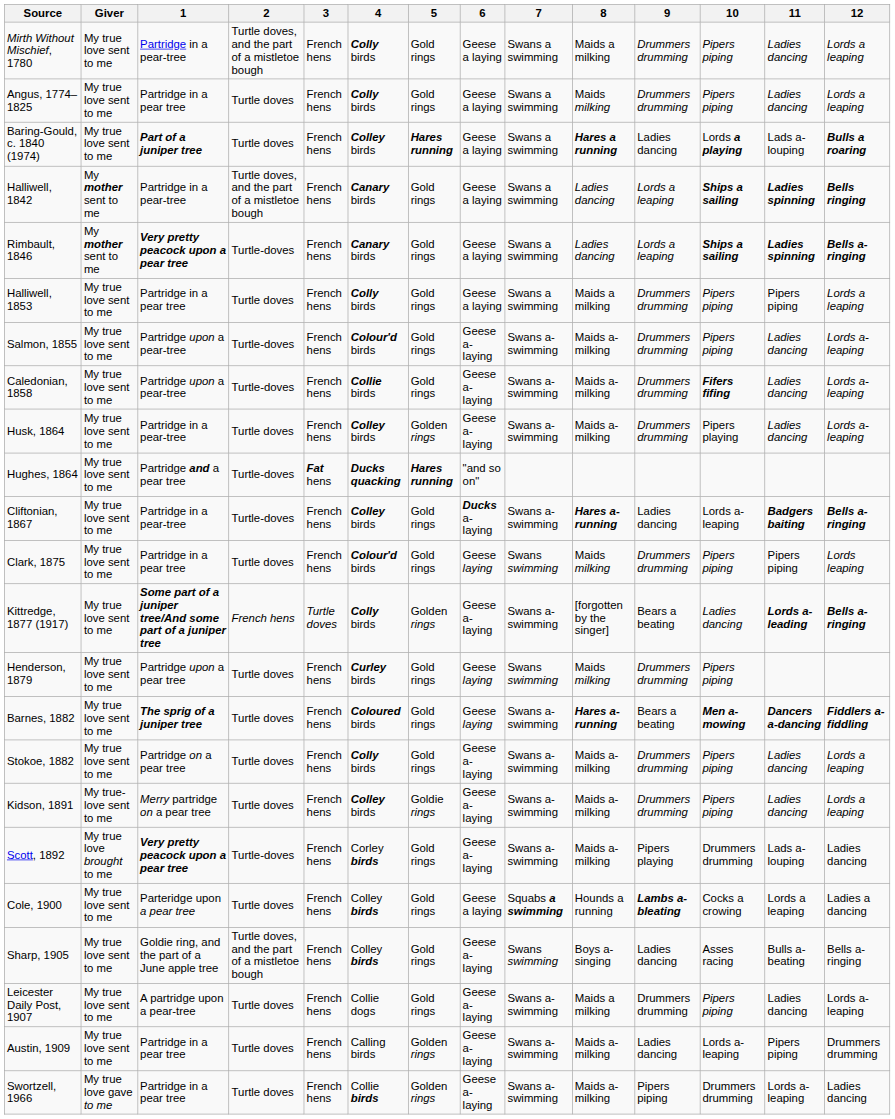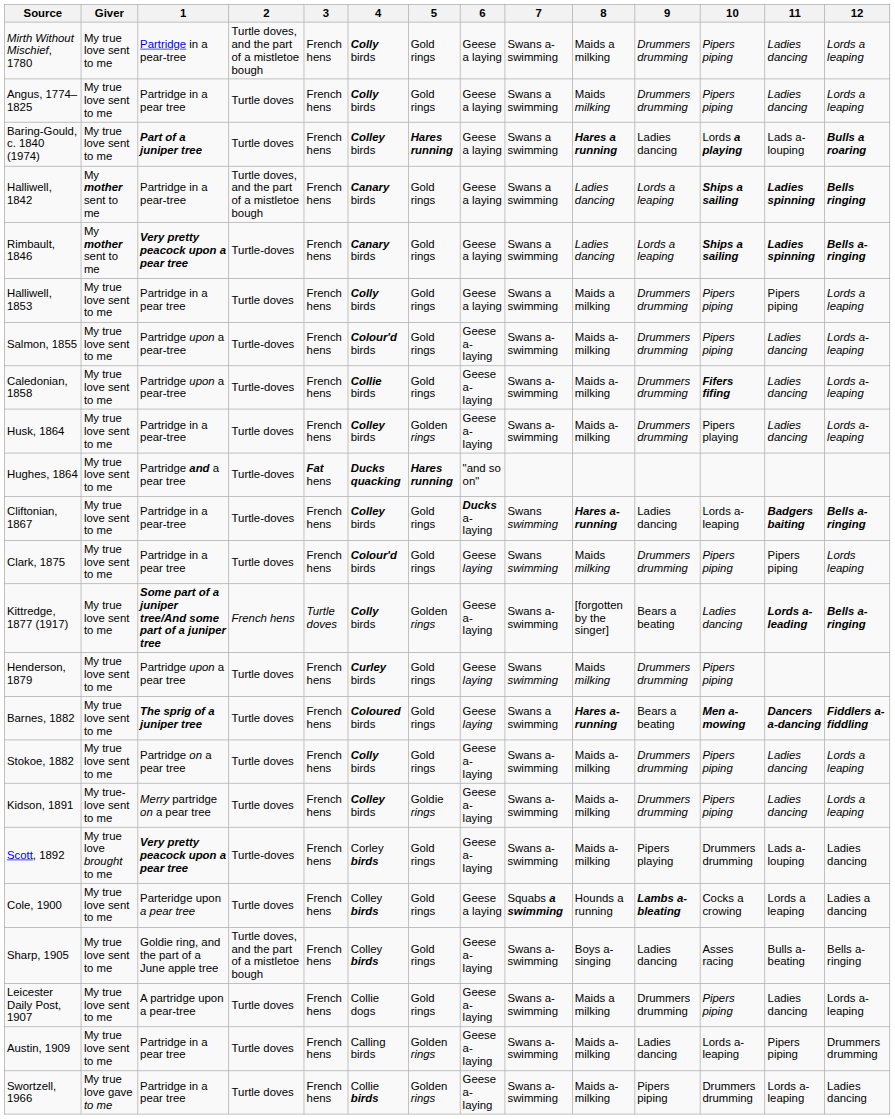(533, 50) Swans a swimming -> (533, 50) Swans a-swimming
(533, 518) Swans a-swimming -> (533, 518) Swans swimming
(533, 718) Swans a-swimming -> (533, 718) Swans a swimming
(533, 955) Swans swimming -> (533, 955) Swans a-swimming
